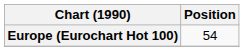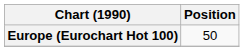(210, 35) 54 -> (210, 35) 50
